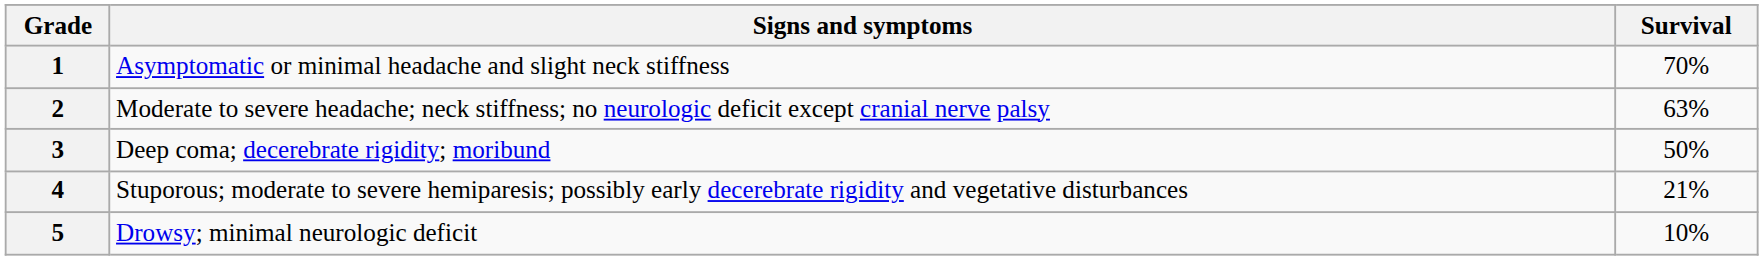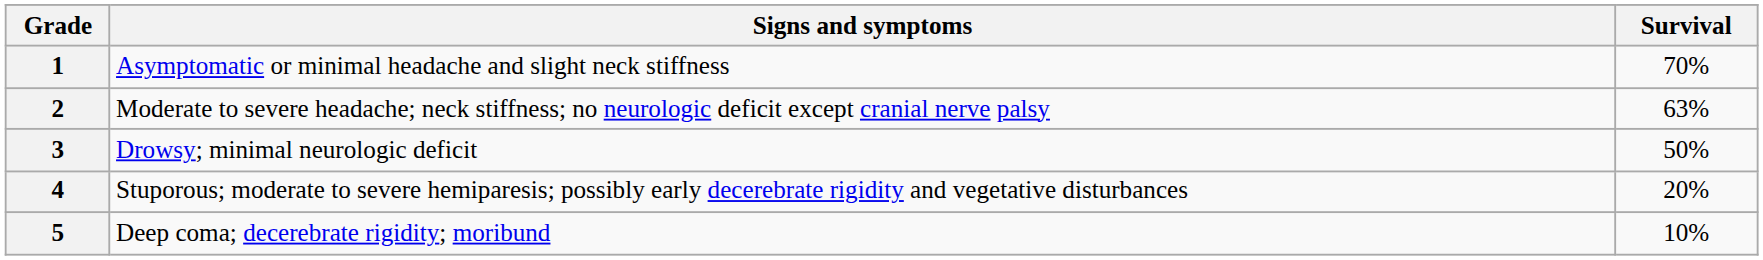(333, 149) Deep coma; decerebrate rigidity; moribund -> (297, 149) Drowsy; minimal neurologic deficit
(1686, 190) 21% -> (1686, 190) 20%
(297, 232) Drowsy; minimal neurologic deficit -> (333, 232) Deep coma; decerebrate rigidity; moribund
